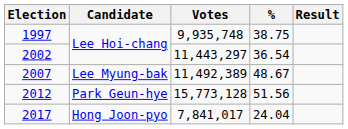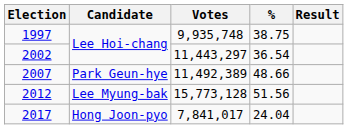(120, 74) Lee Myung-bak -> (120, 74) Park Geun-hye
(271, 74) 48.67 -> (271, 74) 48.66
(120, 94) Park Geun-hye -> (120, 94) Lee Myung-bak
